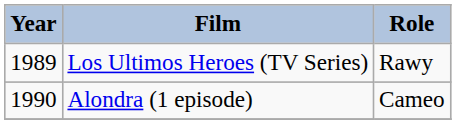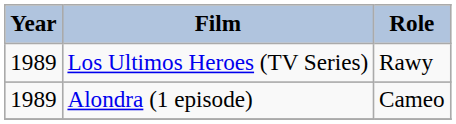(33, 100) 1990 -> (33, 100) 1989
